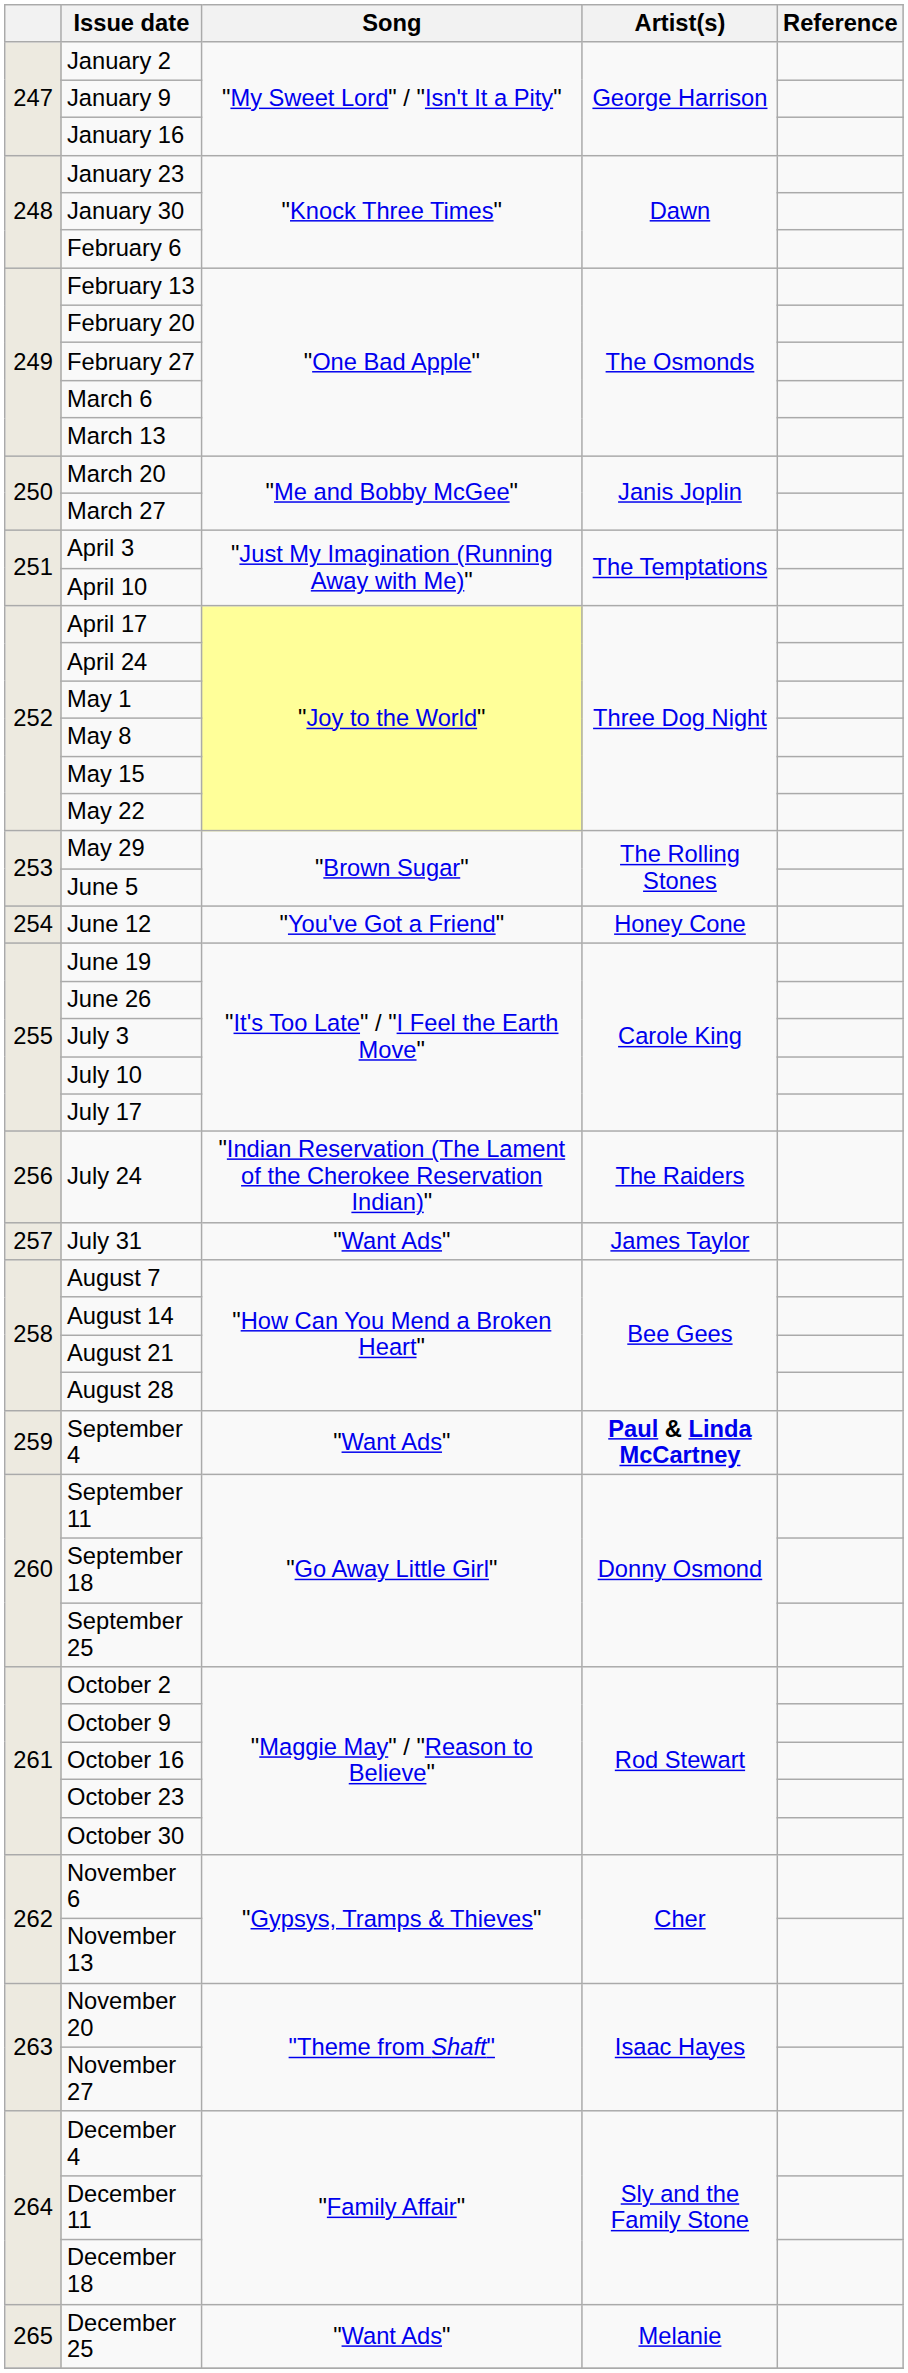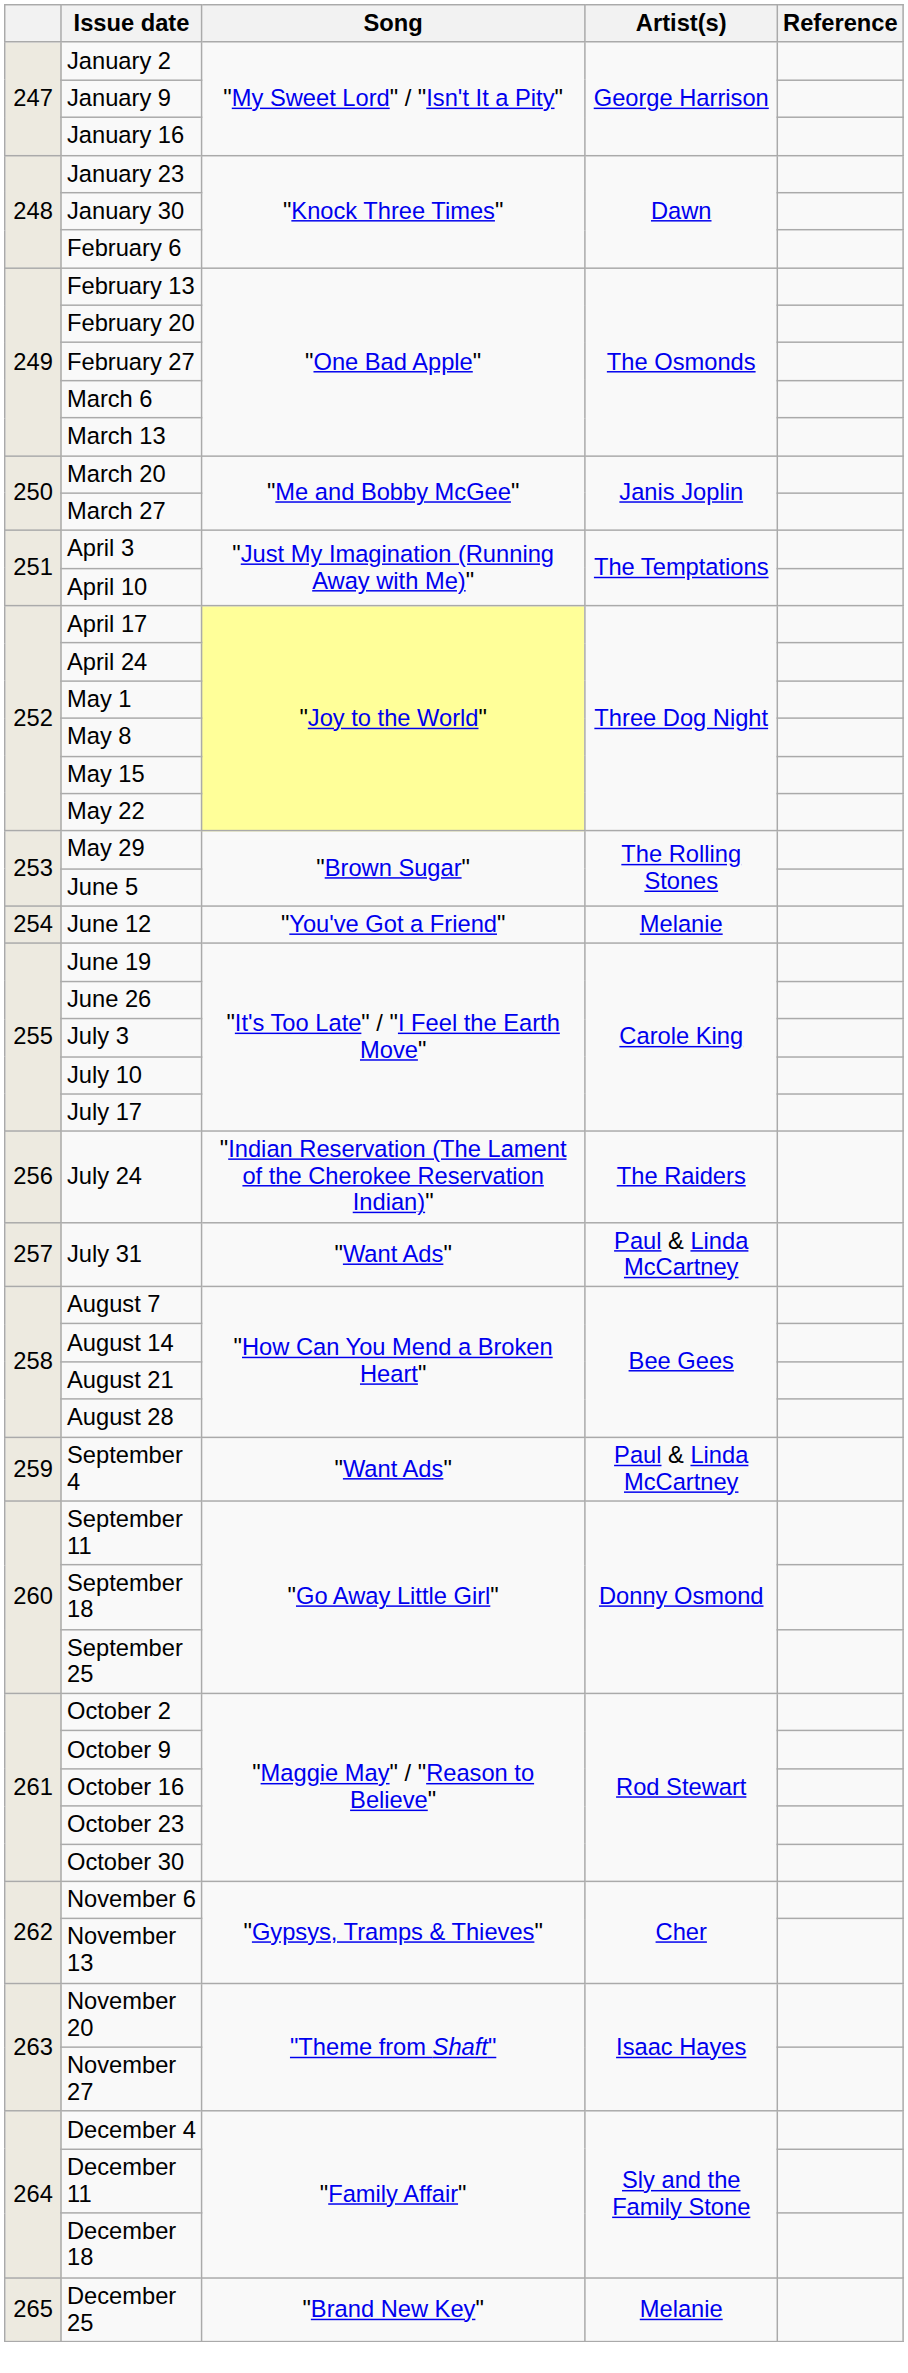(680, 924) Honey Cone -> (681, 924) Melanie
(680, 1240) James Taylor -> (681, 1254) Paul & Linda McCartney
(680, 1441) bold -> (681, 1468) normal
(392, 2335) "Want Ads" -> (393, 2309) "Brand New Key"
